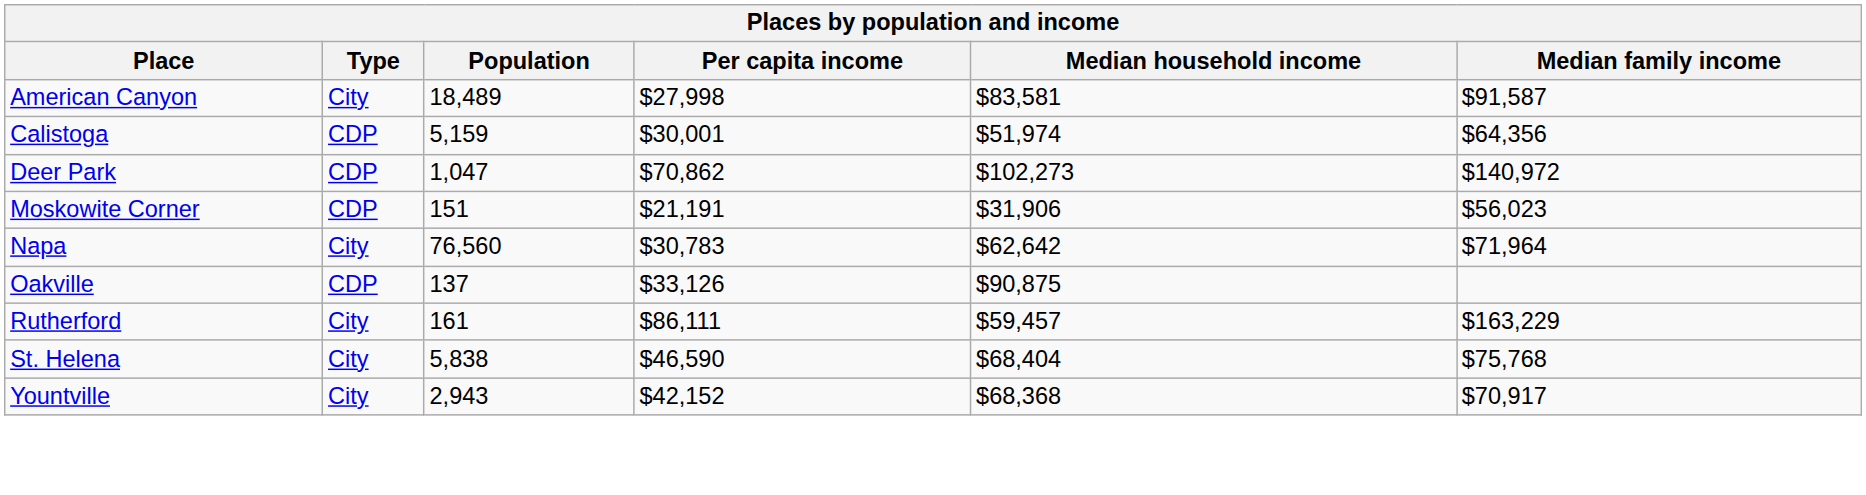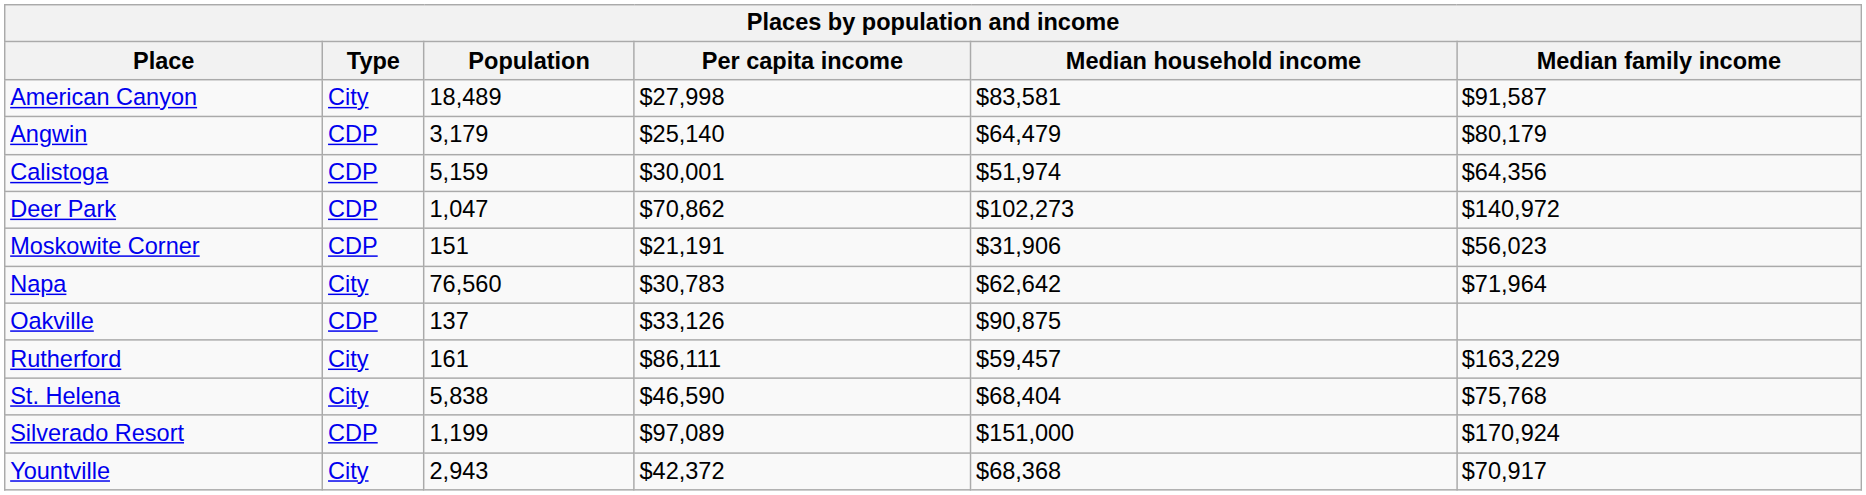+ row: (49, 135)
+ row: (97, 433)
(682, 396) $42,152 -> (682, 470) $42,372
